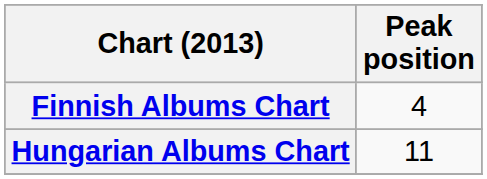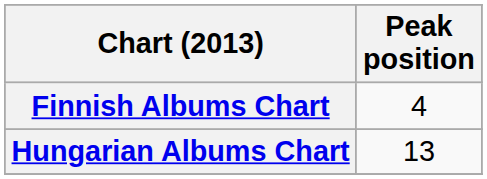(419, 151) 11 -> (419, 151) 13
